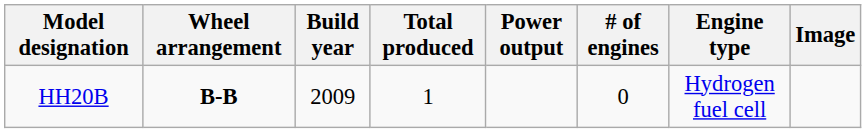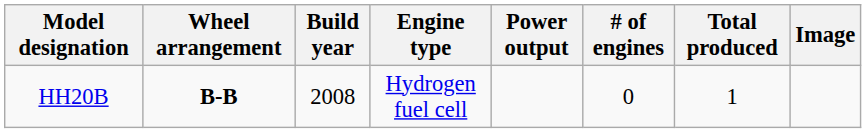columns swapped: (428, 35) <-> (730, 35)
(333, 96) 2009 -> (333, 96) 2008
